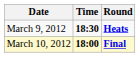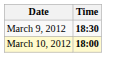- column: (118, 12)
